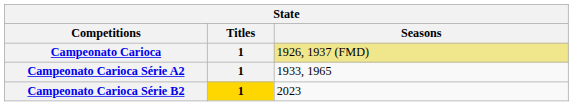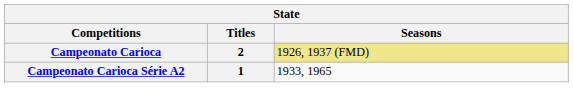(241, 52) 1 -> (241, 52) 2
- row: (106, 91)
